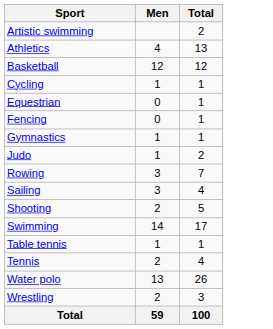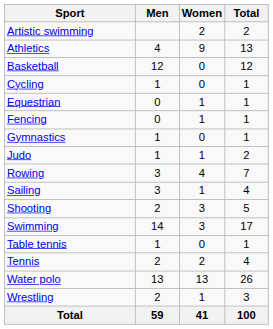+ column: (202, 13)
